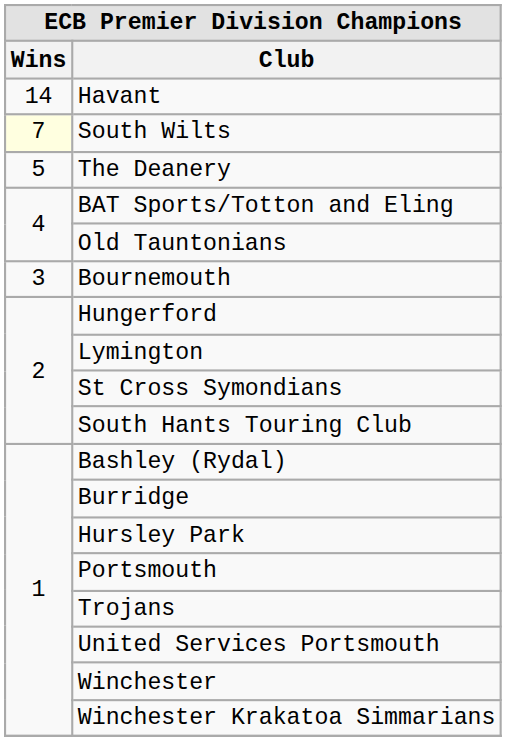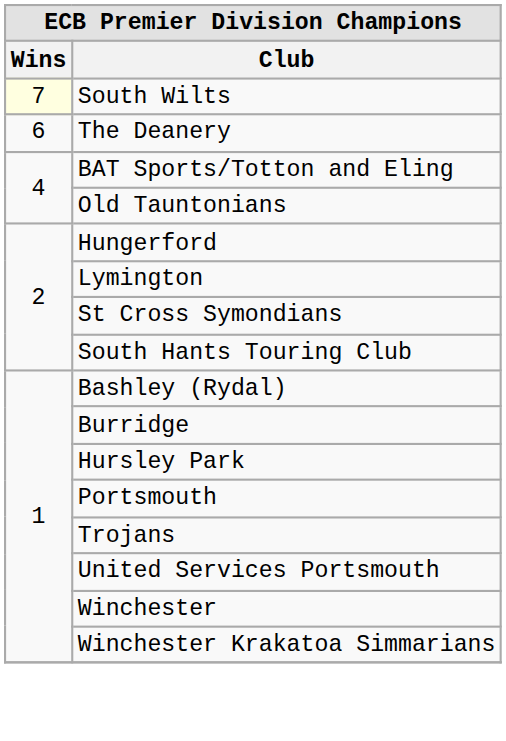- row: (120, 96)
(39, 170) 5 -> (39, 133) 6
- row: (154, 279)
